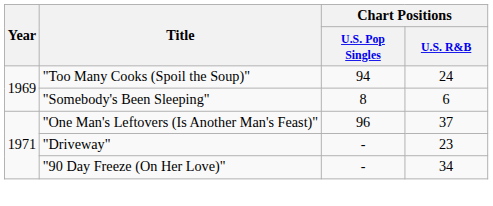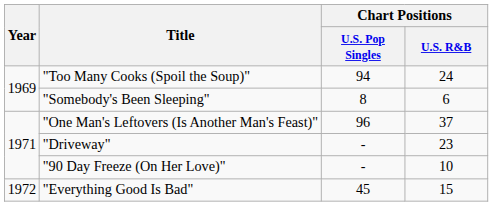(446, 167) 34 -> (446, 167) 10
+ row: (118, 189)
